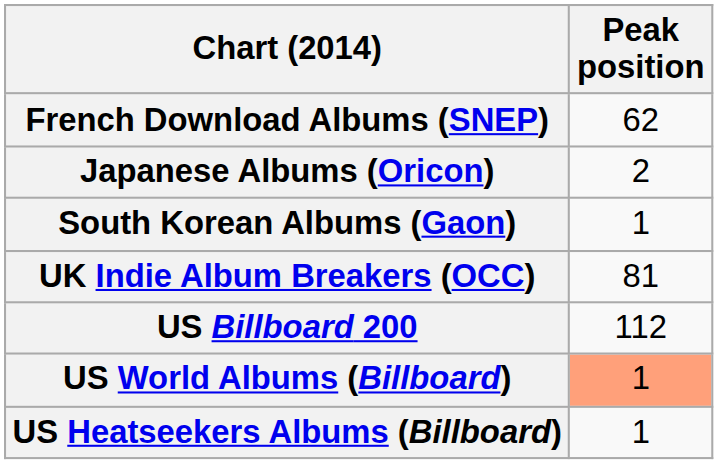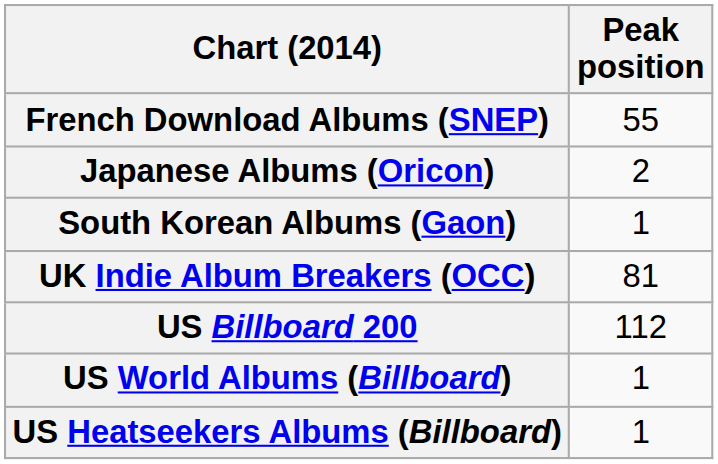(641, 119) 62 -> (641, 119) 55
(641, 379) lightsalmon background -> (641, 379) no background
